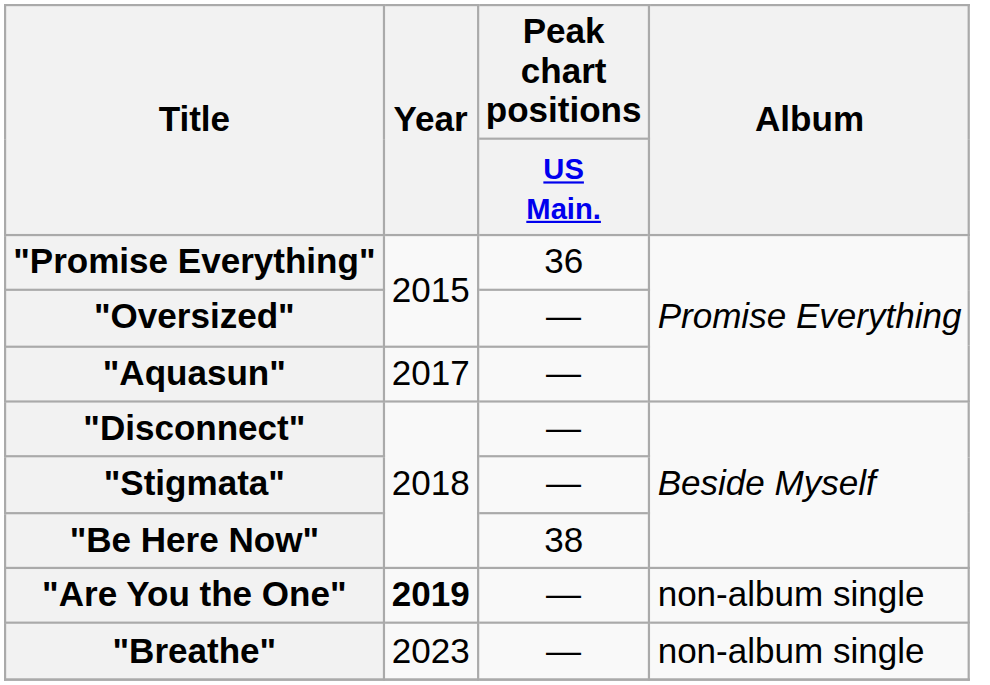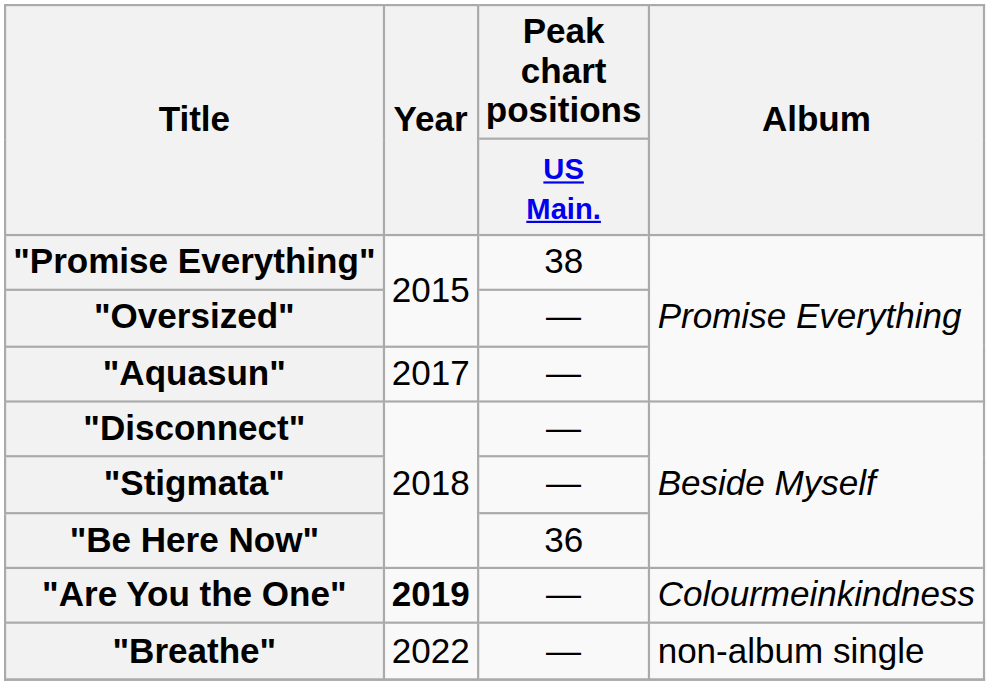(564, 261) 36 -> (564, 261) 38
(564, 539) 38 -> (564, 539) 36
(791, 595) non-album single -> (816, 595) Colourmeinkindness
(431, 650) 2023 -> (431, 650) 2022
